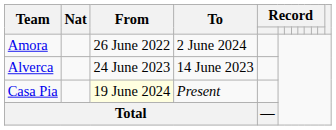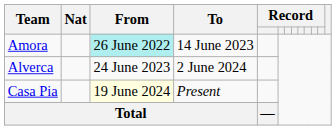(132, 45) no background -> (132, 45) paleturquoise background
(212, 45) 2 June 2024 -> (215, 45) 14 June 2023
(215, 68) 14 June 2023 -> (212, 68) 2 June 2024
